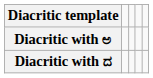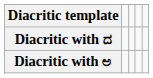rows swapped: (63, 38) <-> (63, 61)
